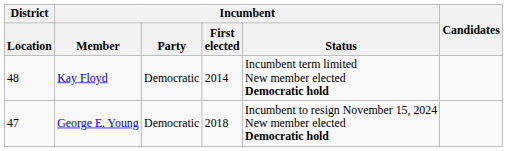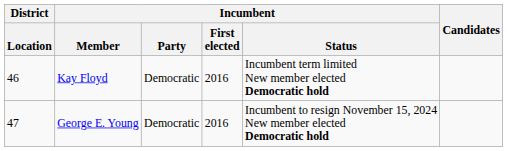(13, 78) 48 -> (13, 78) 46
(217, 78) 2014 -> (217, 78) 2016
(217, 123) 2018 -> (217, 123) 2016
